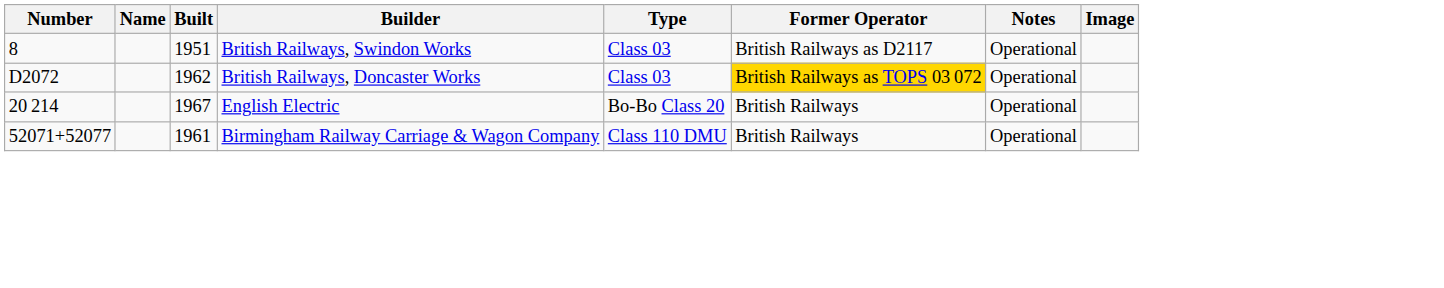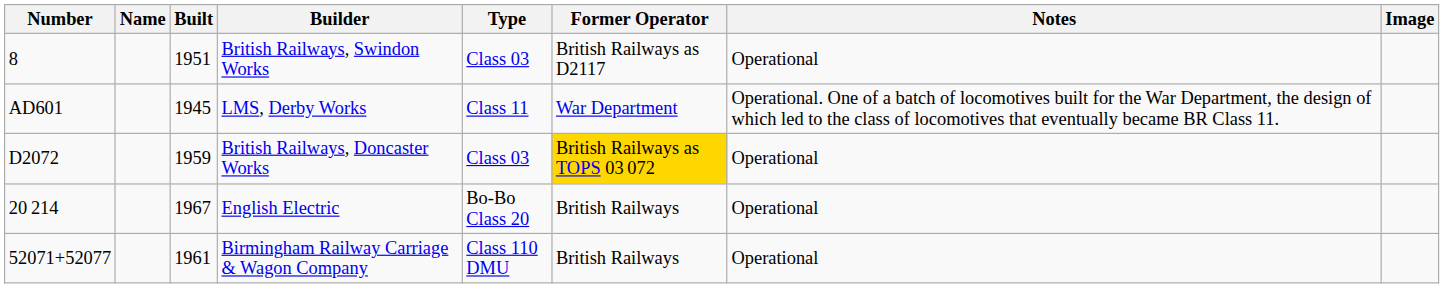+ row: (294, 108)
(193, 77) 1962 -> (193, 158) 1959
